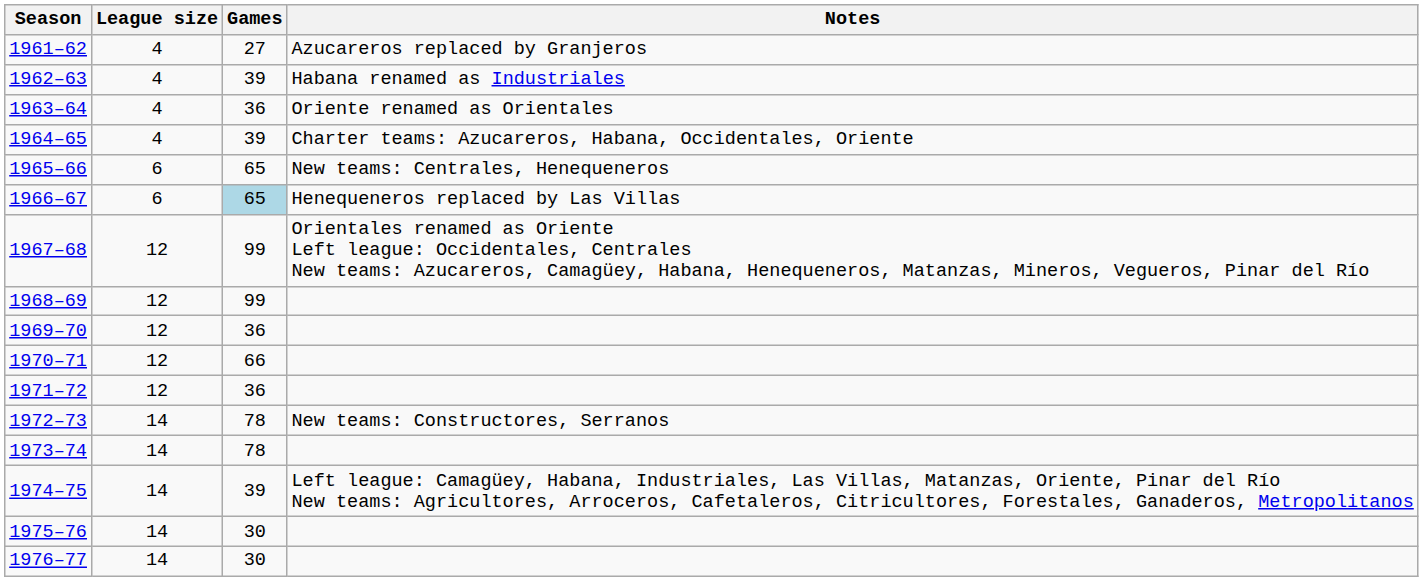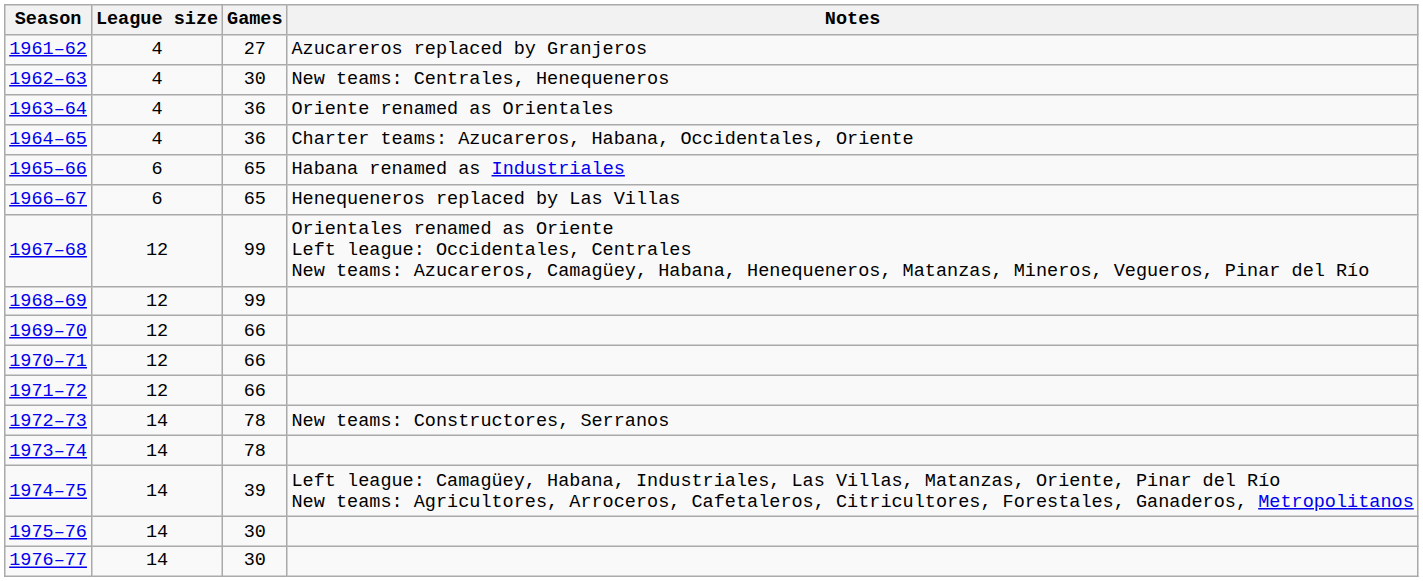(255, 80) 39 -> (255, 80) 30
(458, 80) Habana renamed as Industriales -> (480, 80) New teams: Centrales, Henequeneros
(255, 140) 39 -> (255, 140) 36
(480, 170) New teams: Centrales, Henequeneros -> (458, 170) Habana renamed as Industriales
(255, 199) lightblue background -> (255, 199) no background
(255, 331) 36 -> (255, 331) 66
(255, 391) 36 -> (255, 391) 66
